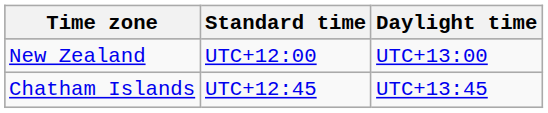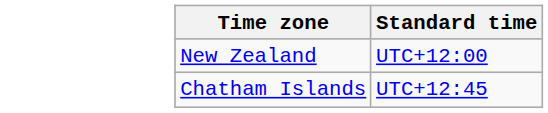- column: (457, 22)
